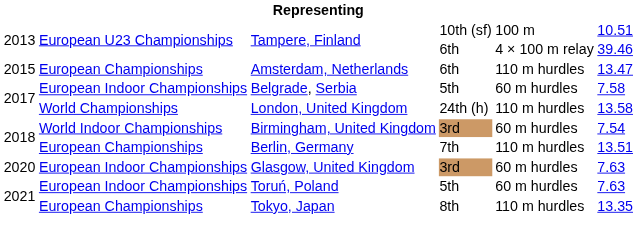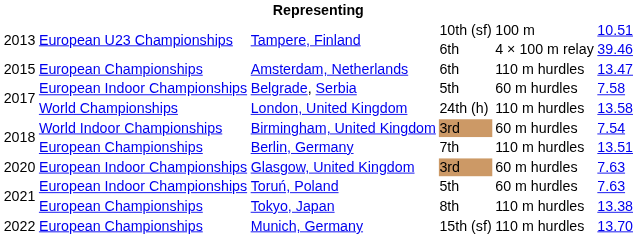(615, 206) 13.35 -> (615, 206) 13.38
+ row: (307, 226)
